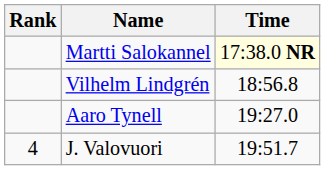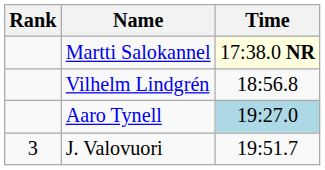(268, 116) no background -> (268, 116) lightblue background
(33, 148) 4 -> (33, 148) 3
